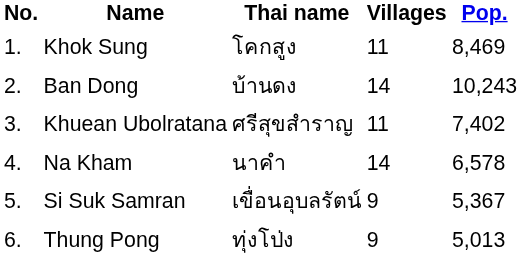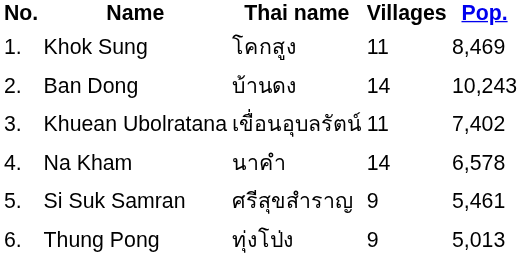(293, 124) ศรีสุขสำราญ -> (297, 124) เขื่อนอุบลรัตน์
(297, 201) เขื่อนอุบลรัตน์ -> (293, 201) ศรีสุขสำราญ
(479, 200) 5,367 -> (479, 200) 5,461
